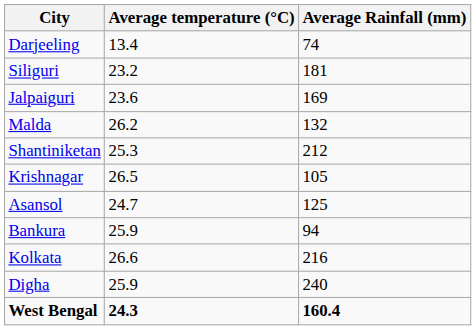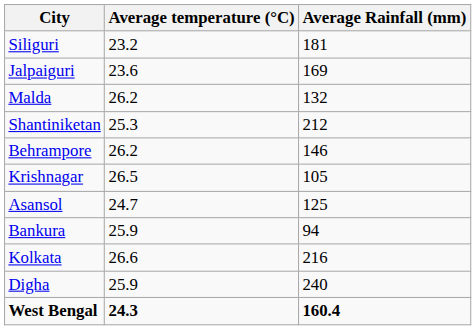- row: (44, 44)
+ row: (50, 151)
